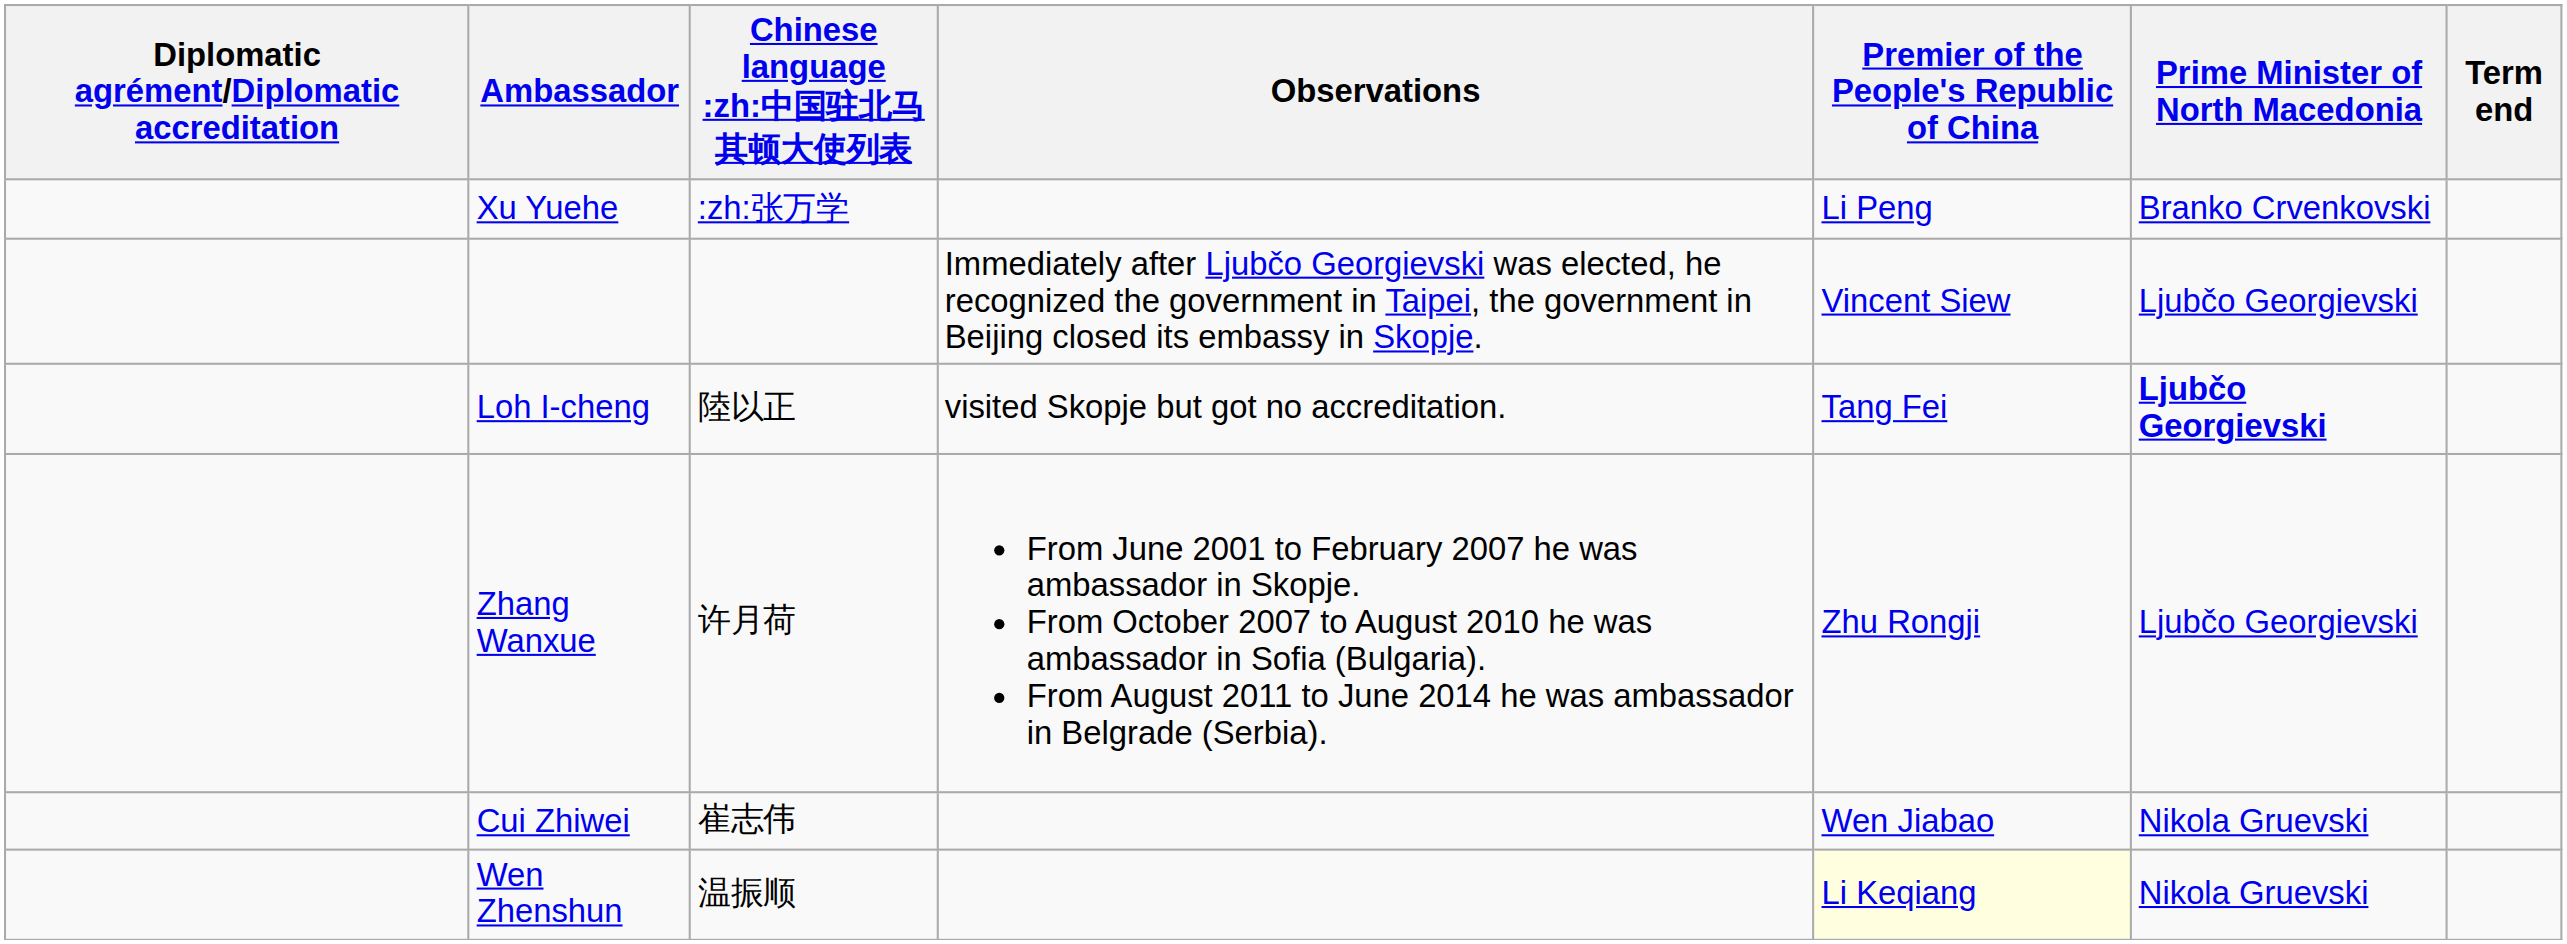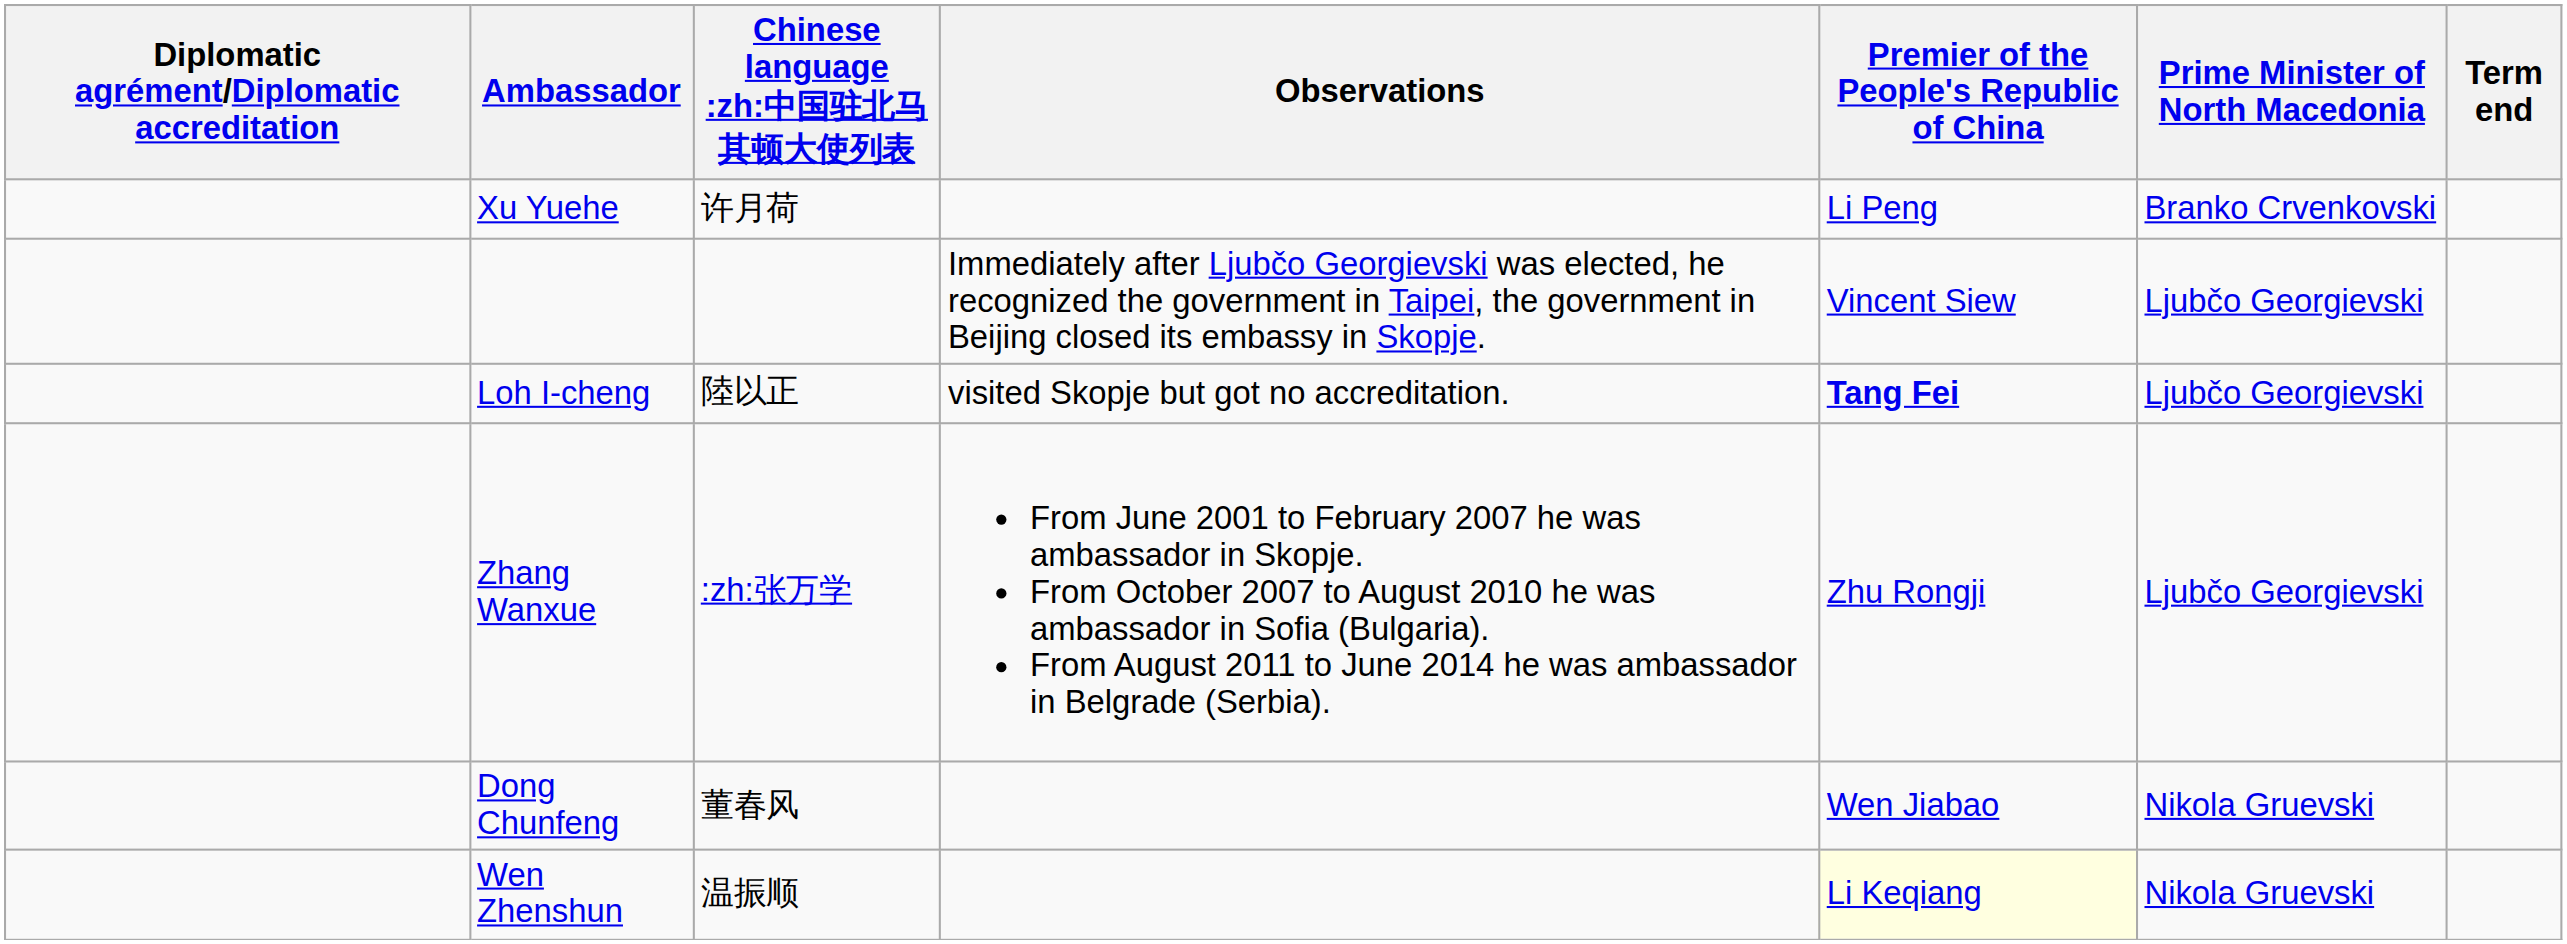(773, 207) :zh:张万学 -> (750, 207) 许月荷
(1884, 407) normal -> (1893, 392) bold
(2233, 407) bold -> (2284, 392) normal
(747, 620) 许月荷 -> (776, 590) :zh:张万学
+ row: (548, 805)
- row: (553, 820)
